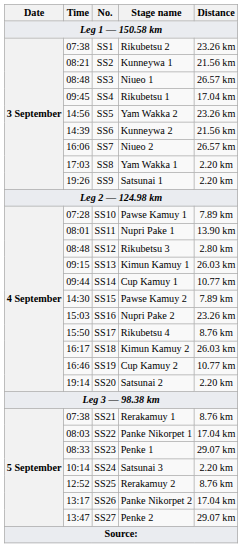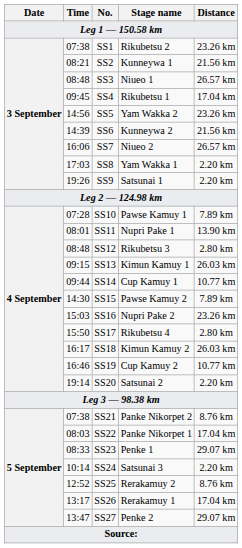(216, 332) 8.76 km -> (216, 332) 2.80 km
(148, 416) Rerakamuy 1 -> (156, 416) Panke Nikorpet 2
(156, 500) Panke Nikorpet 2 -> (148, 500) Rerakamuy 1
